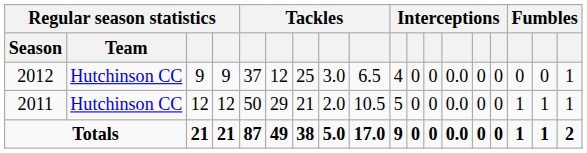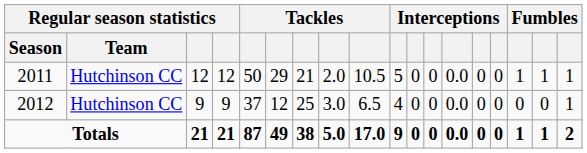rows swapped: (35, 104) <-> (35, 76)
